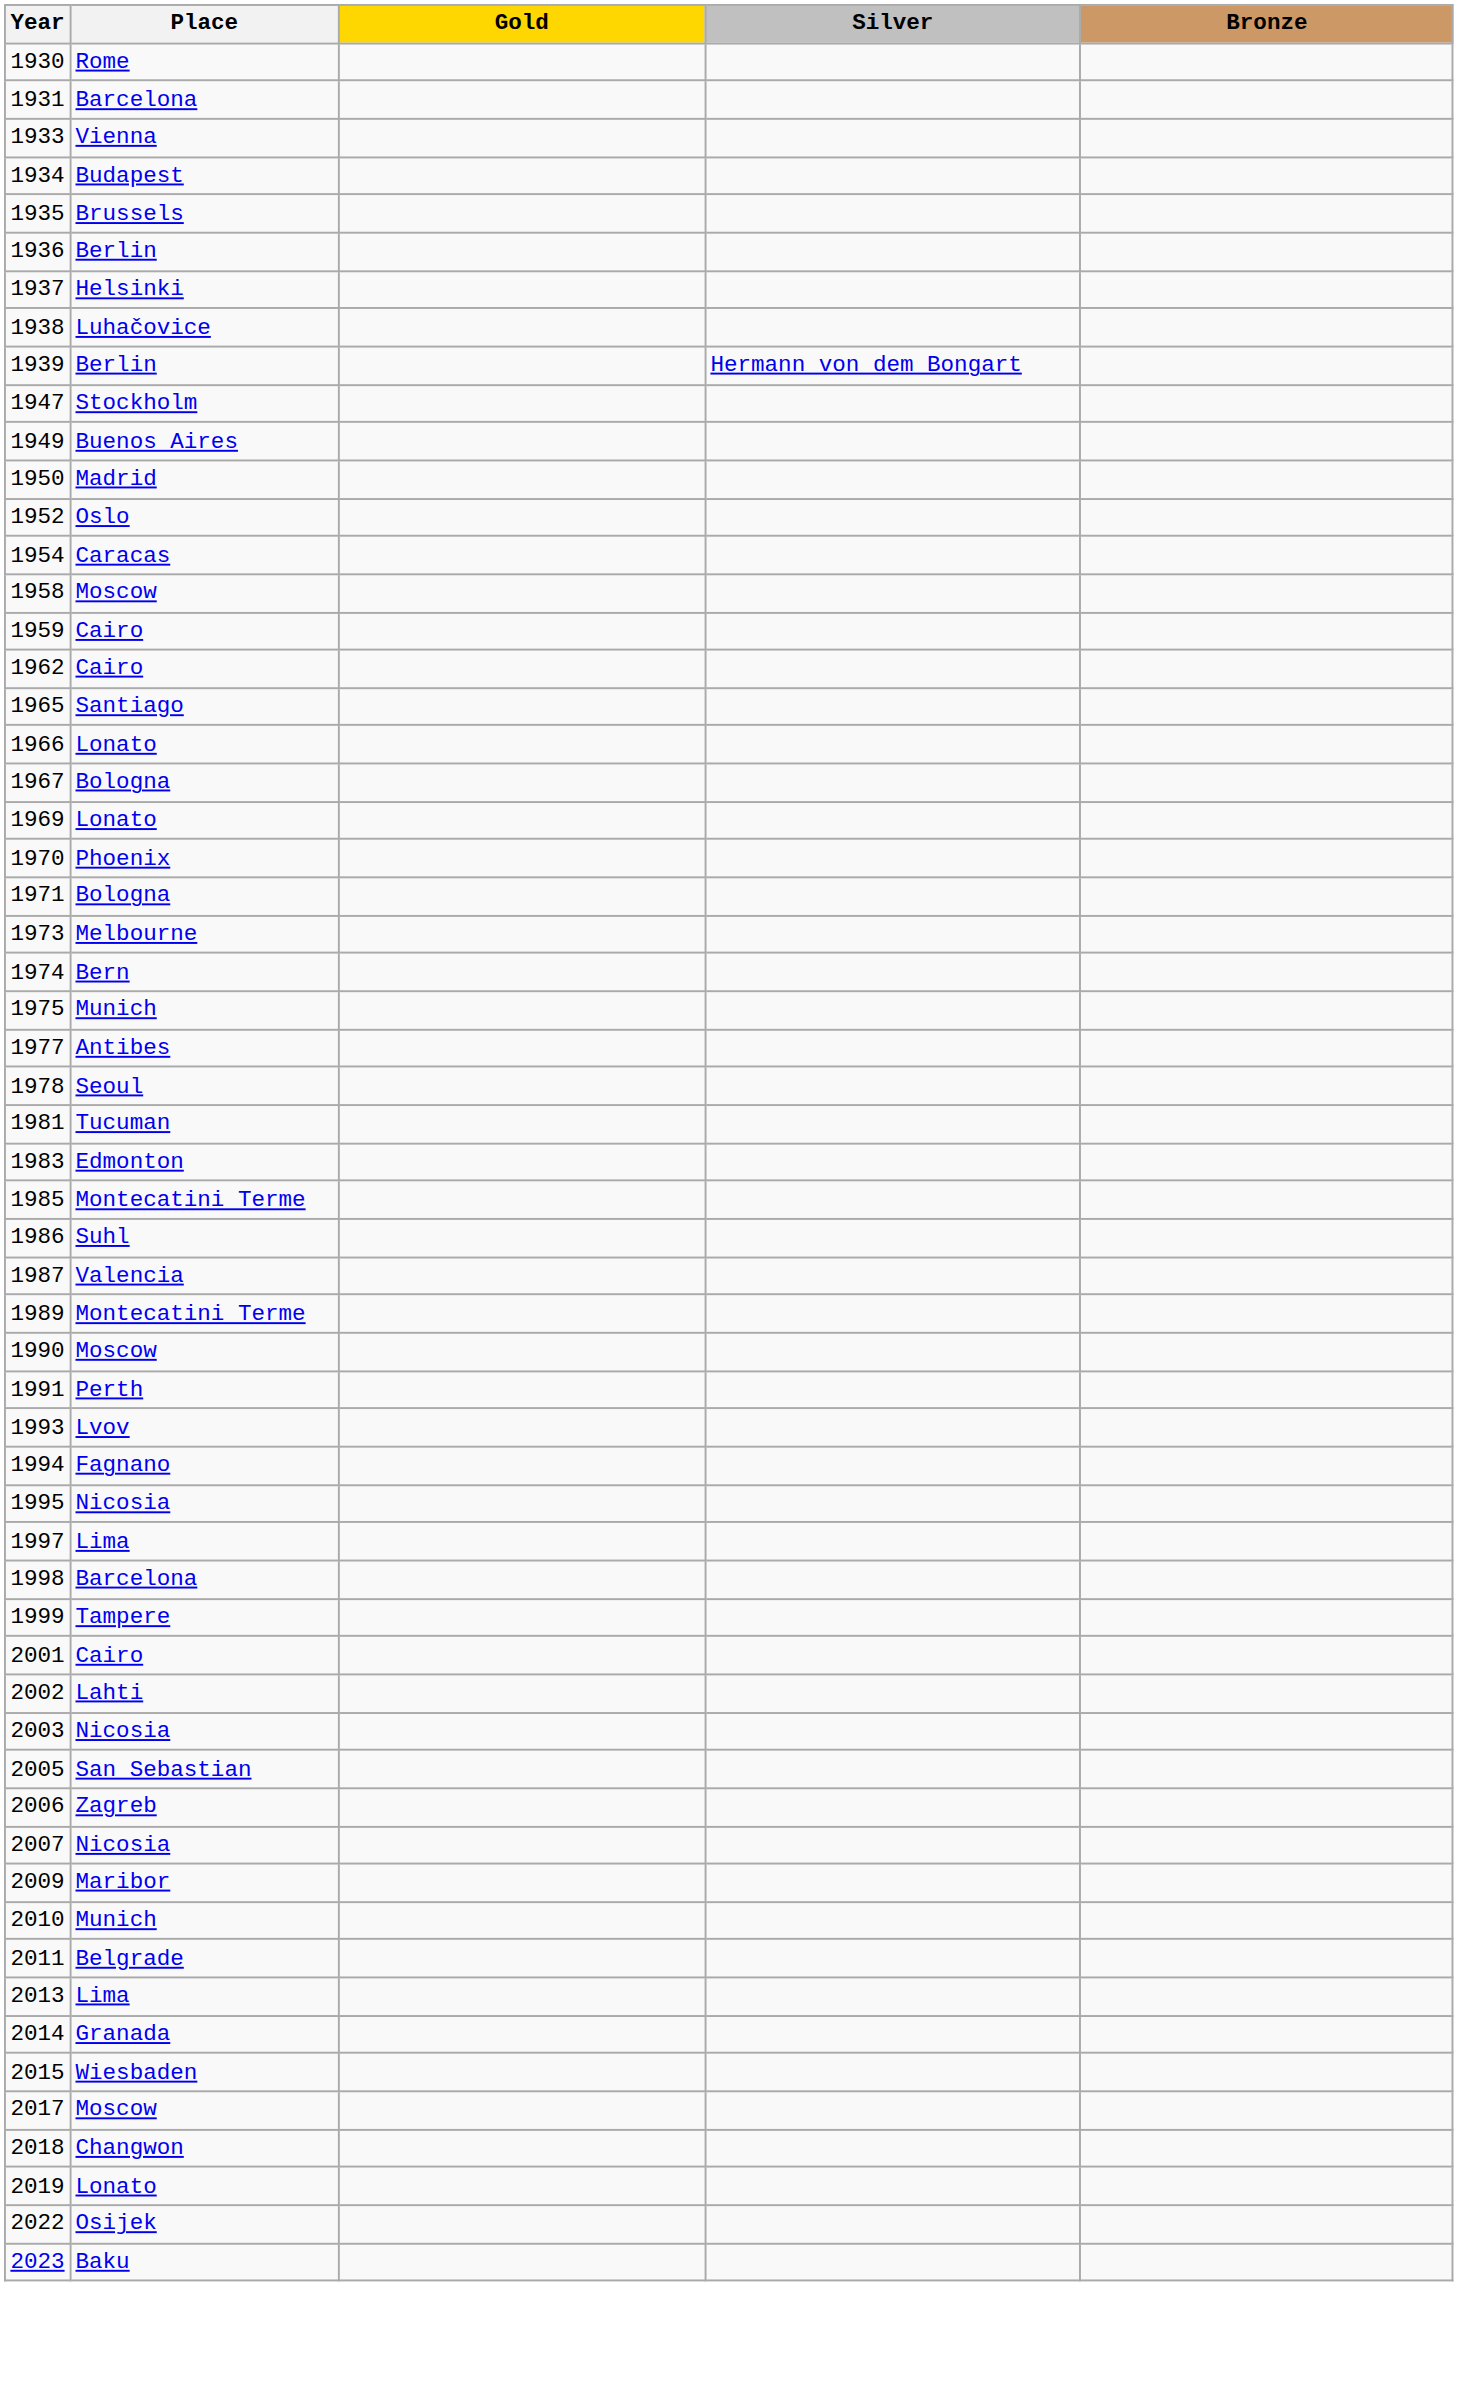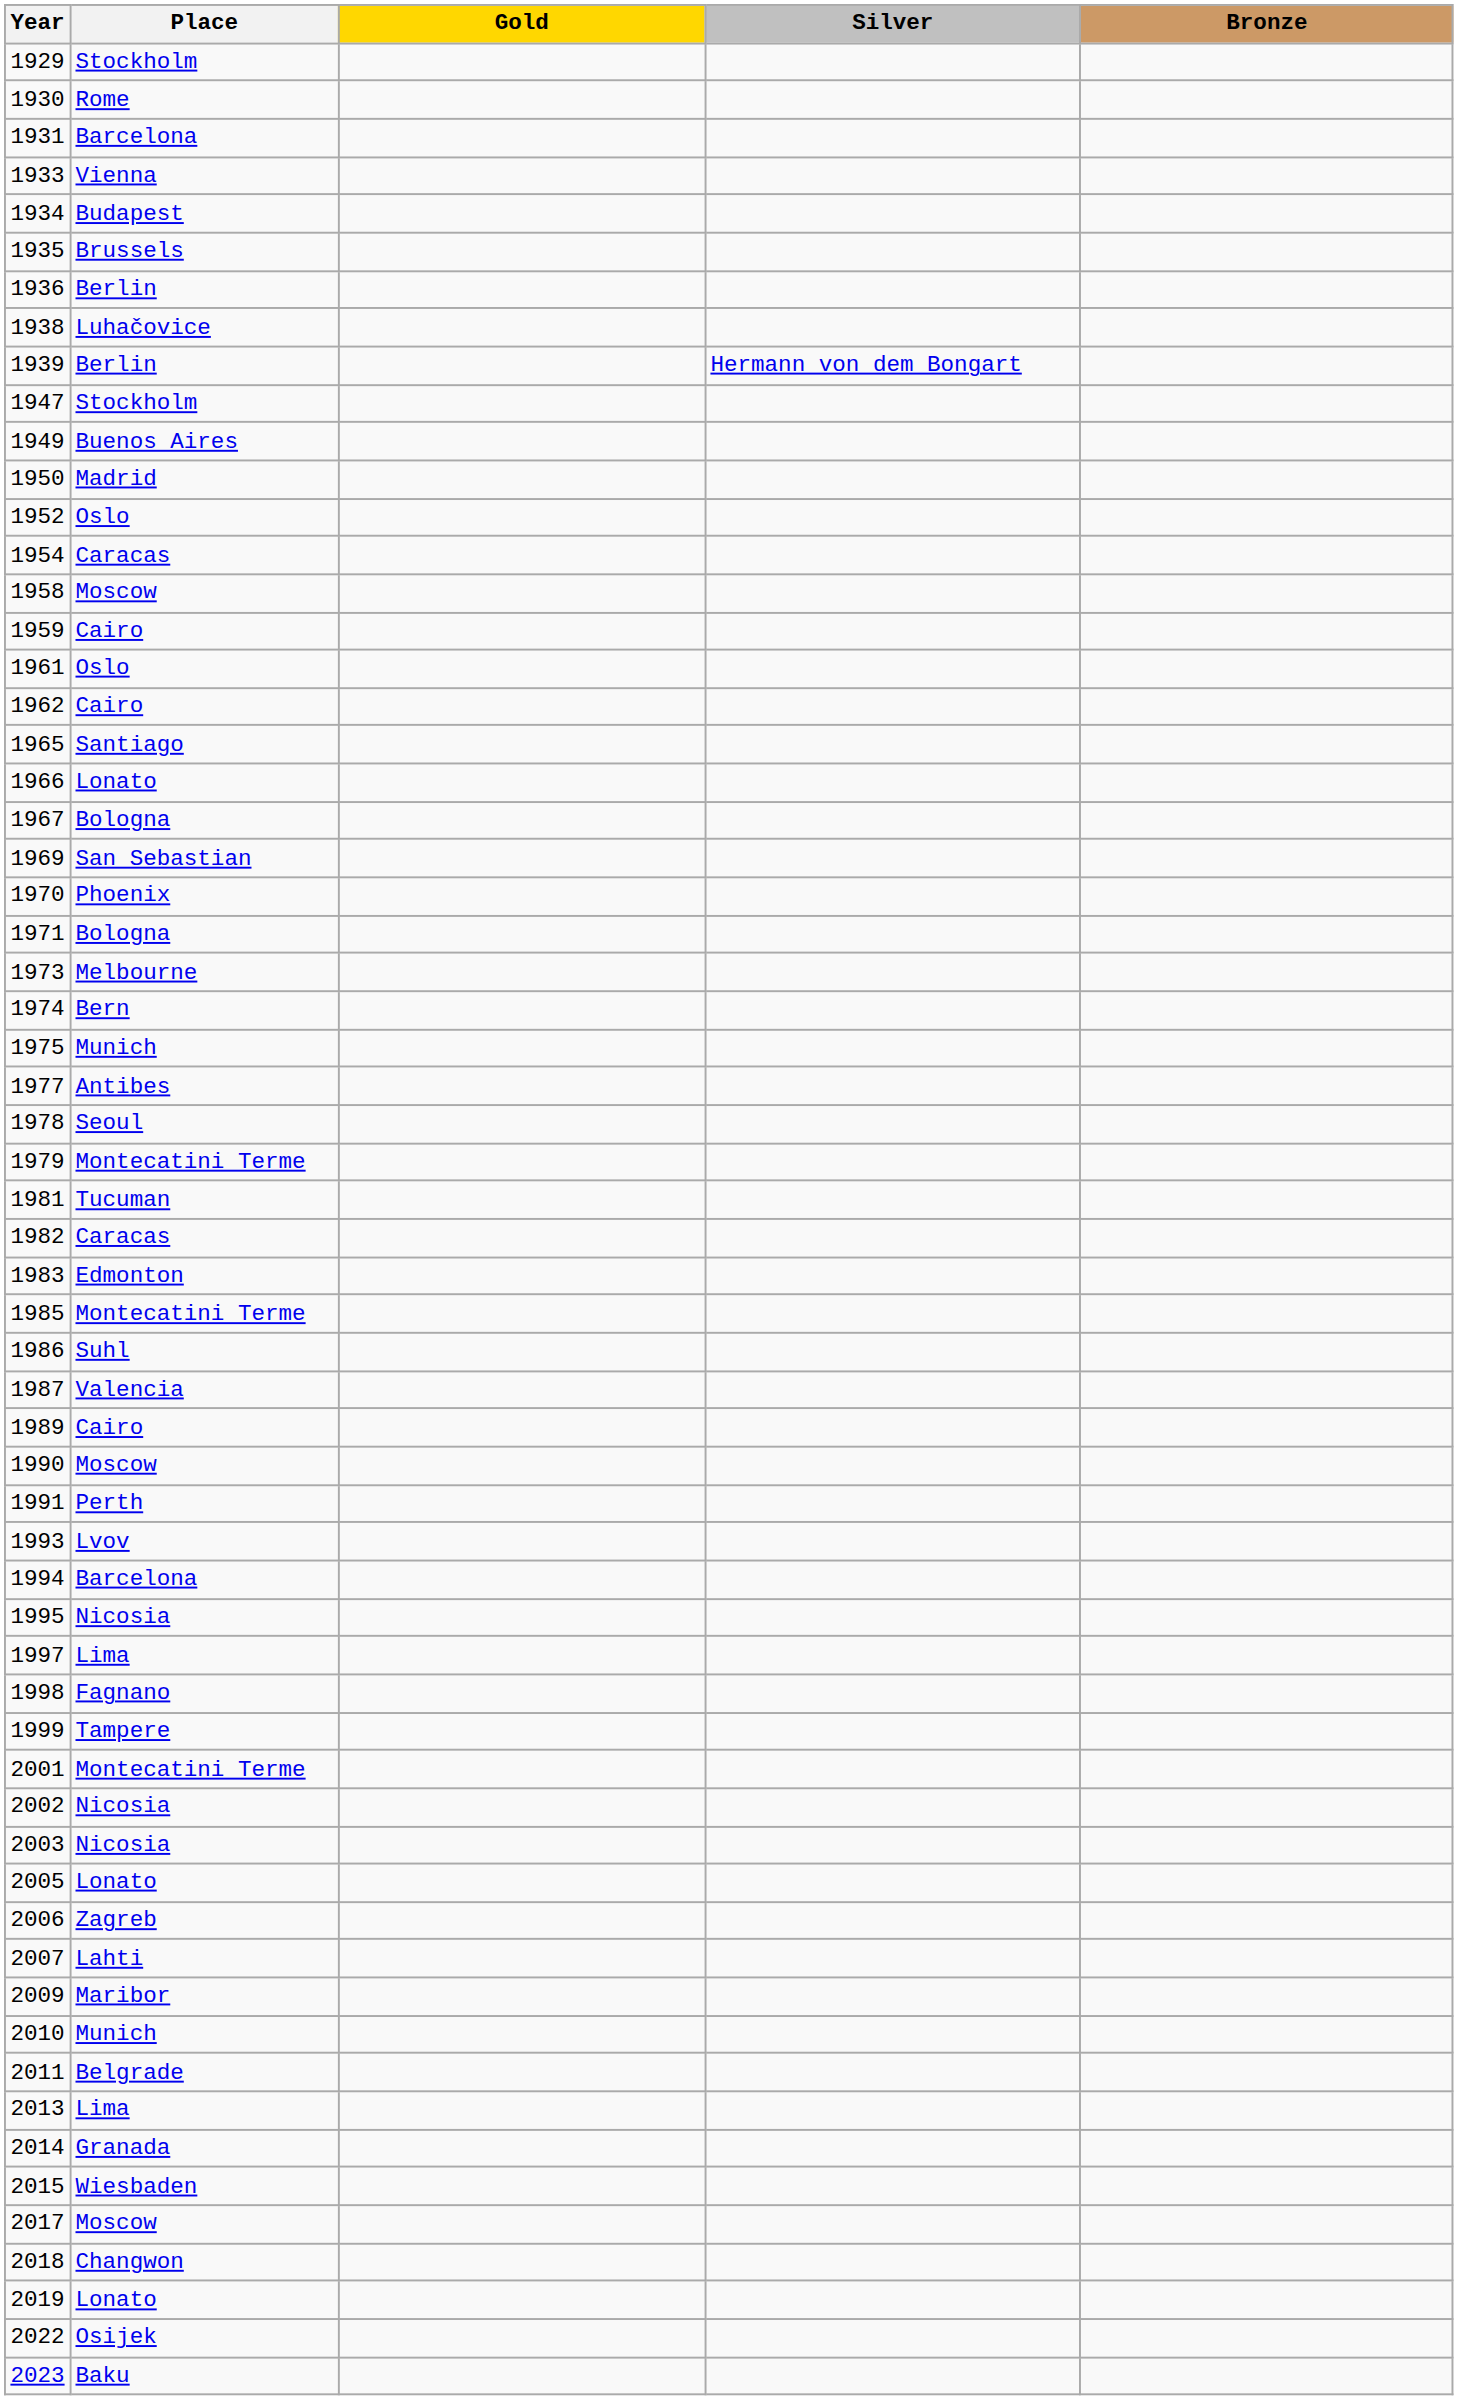+ row: (38, 62)
- row: (38, 289)
+ row: (38, 669)
(116, 820) Lonato -> (163, 858) San Sebastian
+ row: (38, 1162)
+ row: (38, 1238)
(191, 1313) Montecatini Terme -> (109, 1427) Cairo
(123, 1465) Fagnano -> (136, 1579) Barcelona
(136, 1579) Barcelona -> (123, 1693) Fagnano
(109, 1655) Cairo -> (191, 1769) Montecatini Terme
(109, 1693) Lahti -> (123, 1807) Nicosia
(163, 1769) San Sebastian -> (116, 1883) Lonato
(123, 1845) Nicosia -> (109, 1958) Lahti
